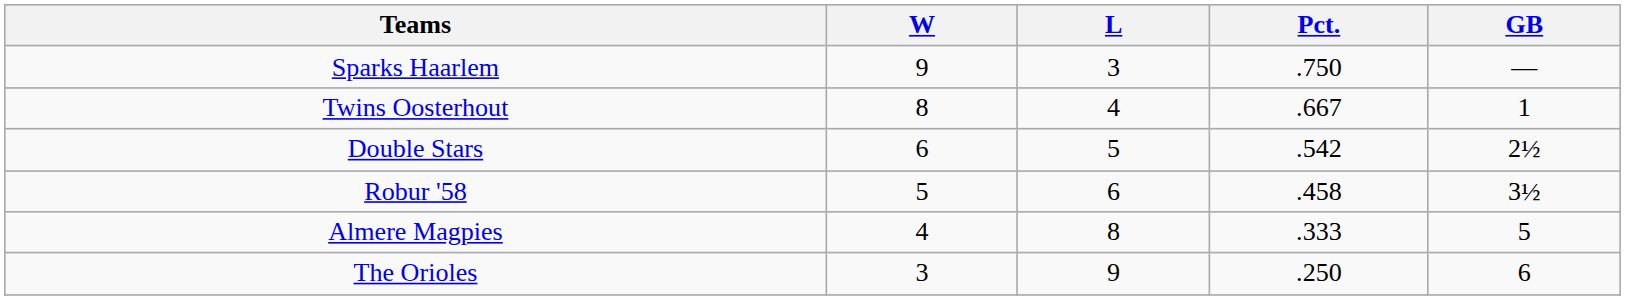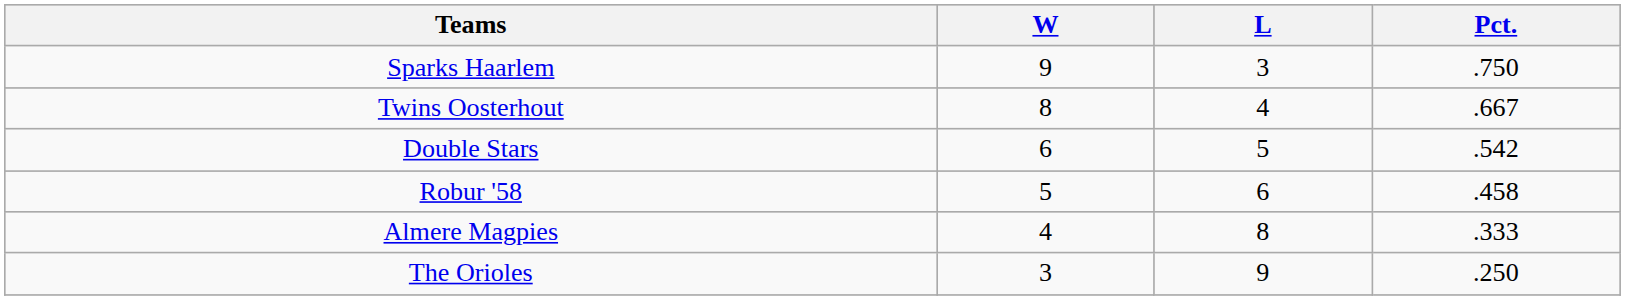- column: (1524, 25)
